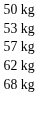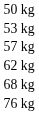+ row: (19, 103)
